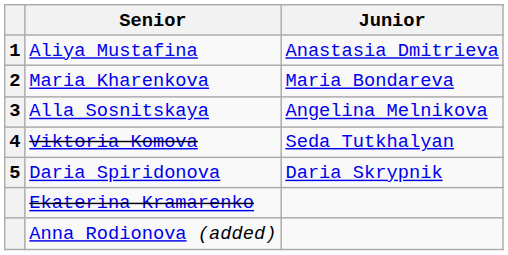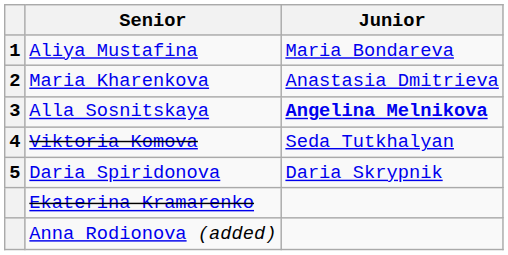(392, 50) Anastasia Dmitrieva -> (370, 50) Maria Bondareva
(370, 81) Maria Bondareva -> (392, 81) Anastasia Dmitrieva
(387, 112) normal -> (387, 112) bold
